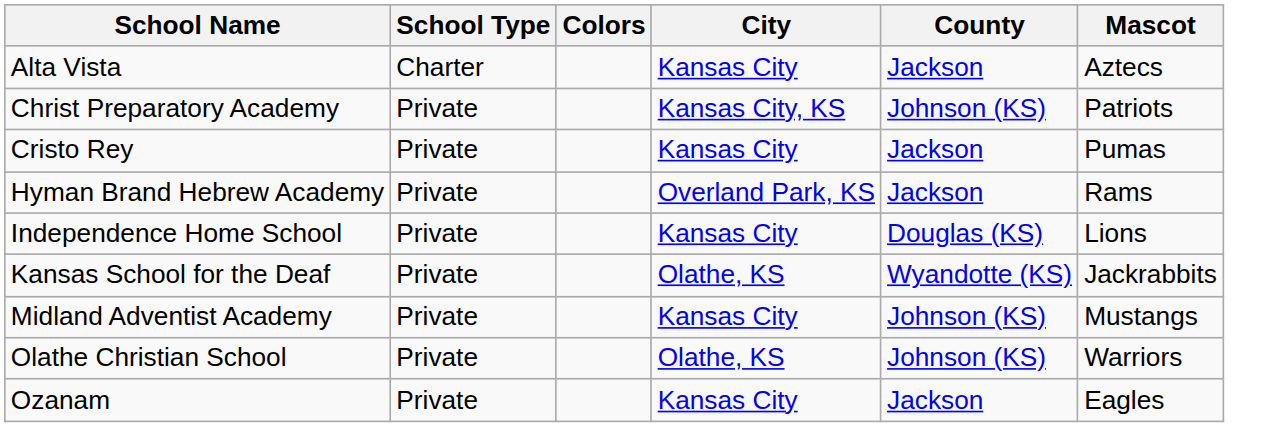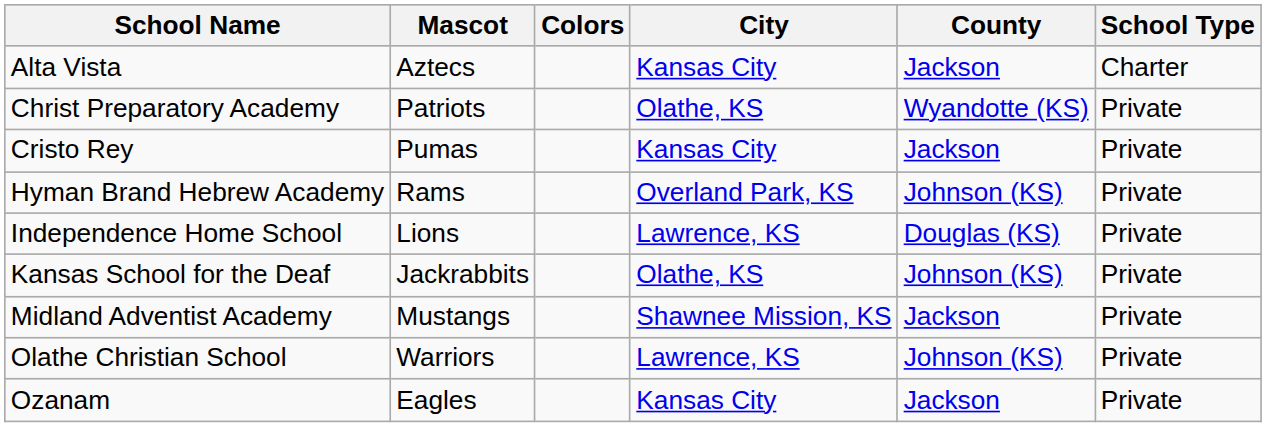columns swapped: (1150, 25) <-> (473, 25)
(751, 108) Kansas City, KS -> (700, 108) Olathe, KS
(967, 108) Johnson (KS) -> (996, 108) Wyandotte (KS)
(935, 191) Jackson -> (983, 191) Johnson (KS)
(728, 233) Kansas City -> (718, 233) Lawrence, KS
(980, 274) Wyandotte (KS) -> (983, 274) Johnson (KS)
(728, 316) Kansas City -> (764, 316) Shawnee Mission, KS
(967, 316) Johnson (KS) -> (952, 316) Jackson
(721, 358) Olathe, KS -> (718, 358) Lawrence, KS
